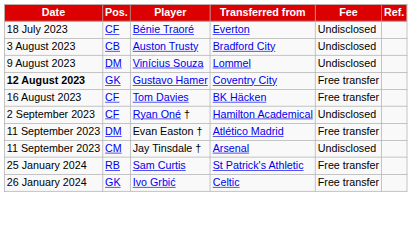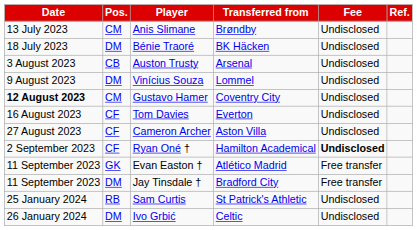+ row: (164, 30)
(112, 30) CF -> (113, 47) DM
(231, 30) Everton -> (243, 47) BK Häcken
(244, 47) Bradford City -> (234, 64) Arsenal
(113, 81) GK -> (113, 98) CM
(348, 81) Free transfer -> (350, 98) Undisclosed
(240, 98) BK Häcken -> (234, 115) Everton
(348, 98) Free transfer -> (350, 115) Undisclosed
+ row: (172, 132)
(347, 115) normal -> (353, 149) bold
(113, 132) DM -> (113, 166) GK
(113, 149) CM -> (113, 183) DM
(231, 149) Arsenal -> (247, 183) Bradford City
(347, 149) Undisclosed -> (351, 183) Free transfer
(348, 166) Free transfer -> (350, 200) Undisclosed
(113, 183) GK -> (113, 217) DM
(348, 183) Free transfer -> (350, 217) Undisclosed
